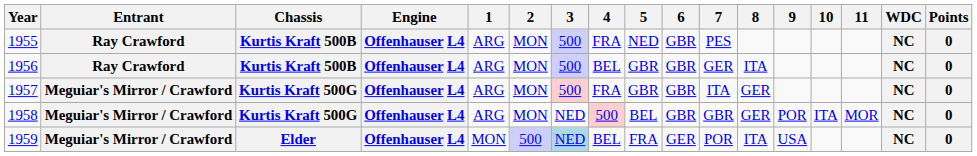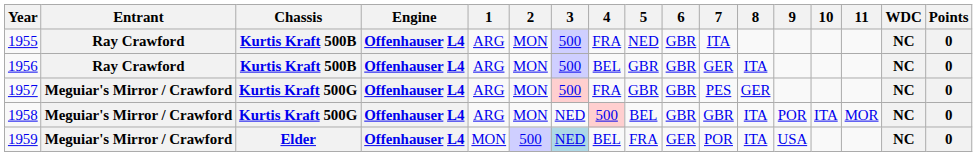(718, 41) PES -> (718, 41) ITA
(718, 90) ITA -> (718, 90) PES
(756, 115) GER -> (756, 115) ITA
